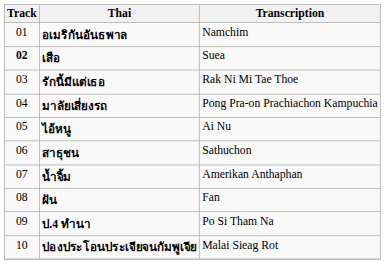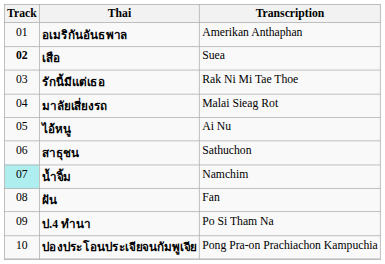(225, 32) Namchim -> (252, 32) Amerikan Anthaphan
(290, 103) Pong Pra-on Prachiachon Kampuchia -> (240, 103) Malai Sieag Rot
(22, 174) no background -> (22, 174) paleturquoise background
(252, 174) Amerikan Anthaphan -> (225, 174) Namchim
(240, 244) Malai Sieag Rot -> (290, 244) Pong Pra-on Prachiachon Kampuchia
